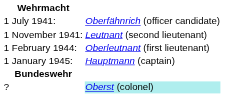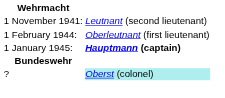- row: (30, 21)
(130, 61) normal -> (133, 48) bold
